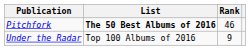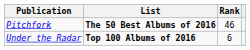(140, 38) normal -> (141, 38) bold
(230, 38) 9 -> (230, 38) 6
